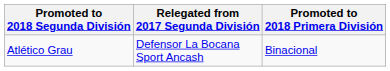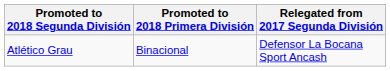columns swapped: (198, 19) <-> (324, 19)
